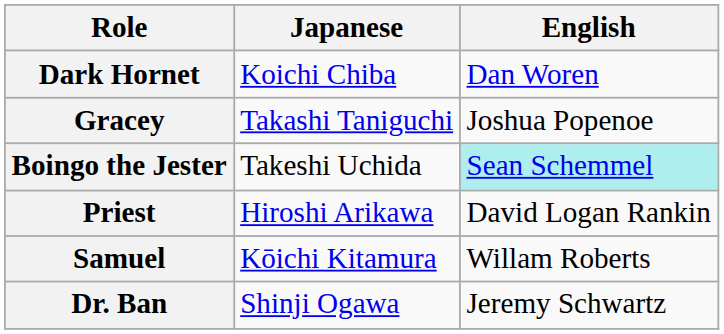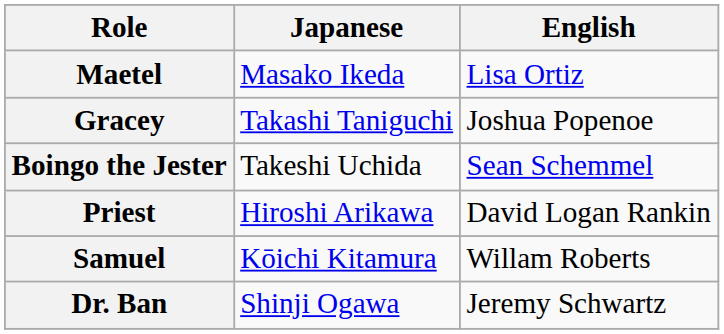+ row: (119, 73)
- row: (119, 73)
(560, 166) paleturquoise background -> (560, 166) no background
